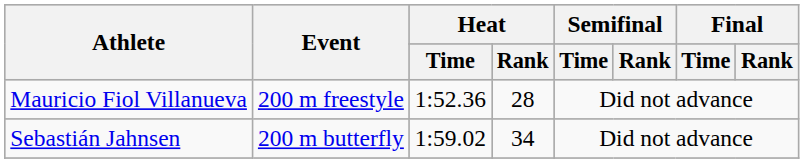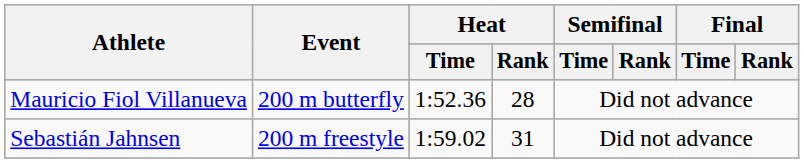(331, 99) 200 m freestyle -> (331, 99) 200 m butterfly
(331, 138) 200 m butterfly -> (331, 138) 200 m freestyle
(523, 138) 34 -> (523, 138) 31
